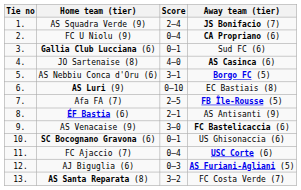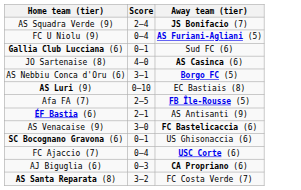- column: (21, 11)
(242, 37) CA Propriano (6) -> (209, 37) AS Furiani-Agliani (5)
(242, 166) AS Furiani-Agliani (5) -> (209, 166) CA Propriano (6)
